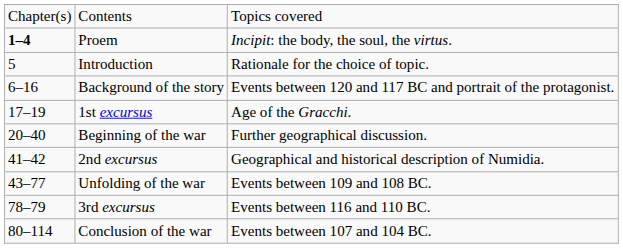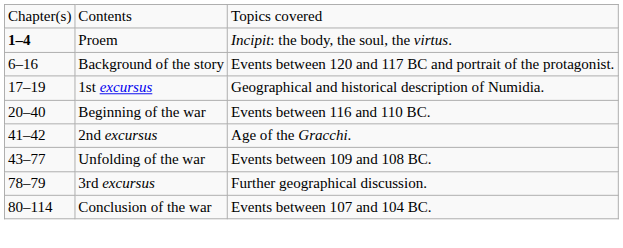- row: (116, 64)
(291, 111) Age of the Gracchi. -> (388, 87) Geographical and historical description of Numidia.
(329, 135) Further geographical discussion. -> (331, 111) Events between 116 and 110 BC.
(388, 159) Geographical and historical description of Numidia. -> (291, 135) Age of the Gracchi.
(331, 207) Events between 116 and 110 BC. -> (329, 183) Further geographical discussion.
